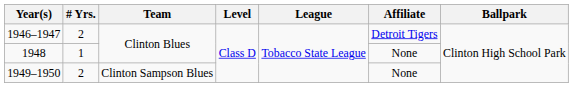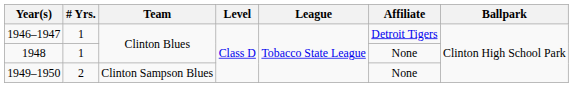(81, 34) 2 -> (81, 34) 1
